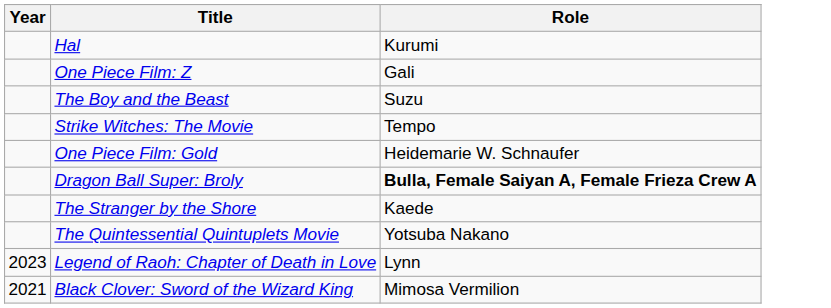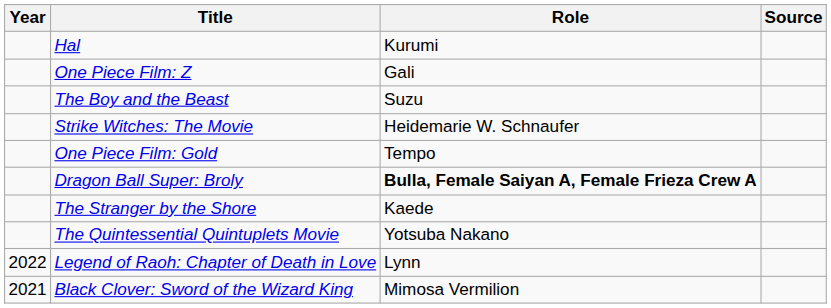+ column: (794, 18)
(410, 126) Tempo -> (482, 126) Heidemarie W. Schnaufer
(482, 153) Heidemarie W. Schnaufer -> (410, 153) Tempo
(28, 262) 2023 -> (28, 262) 2022
